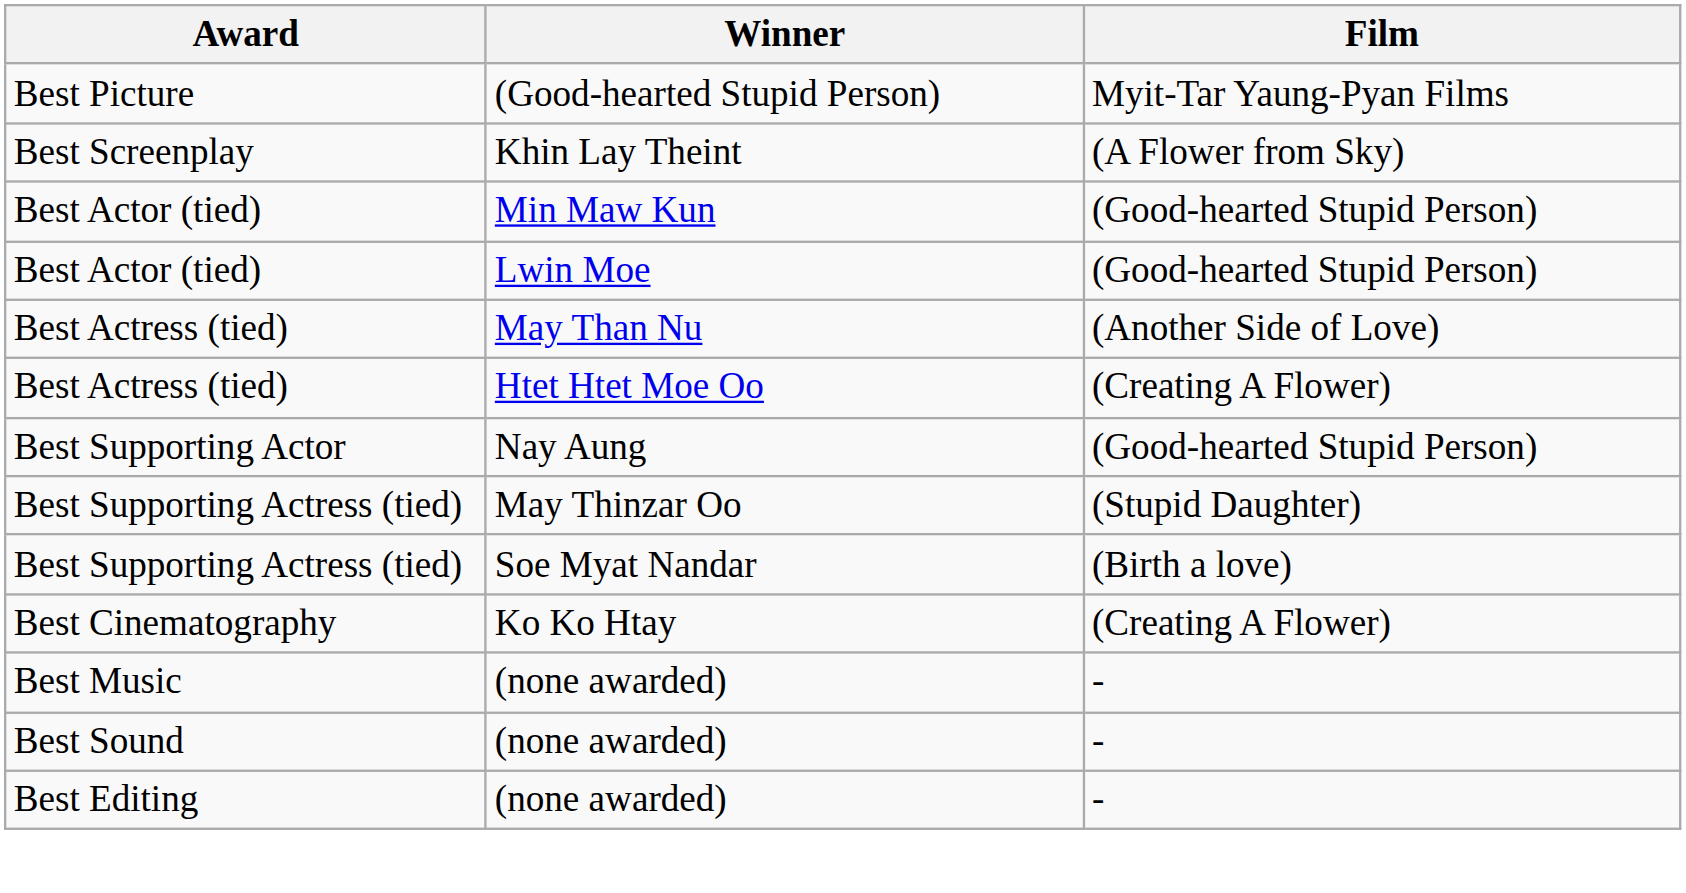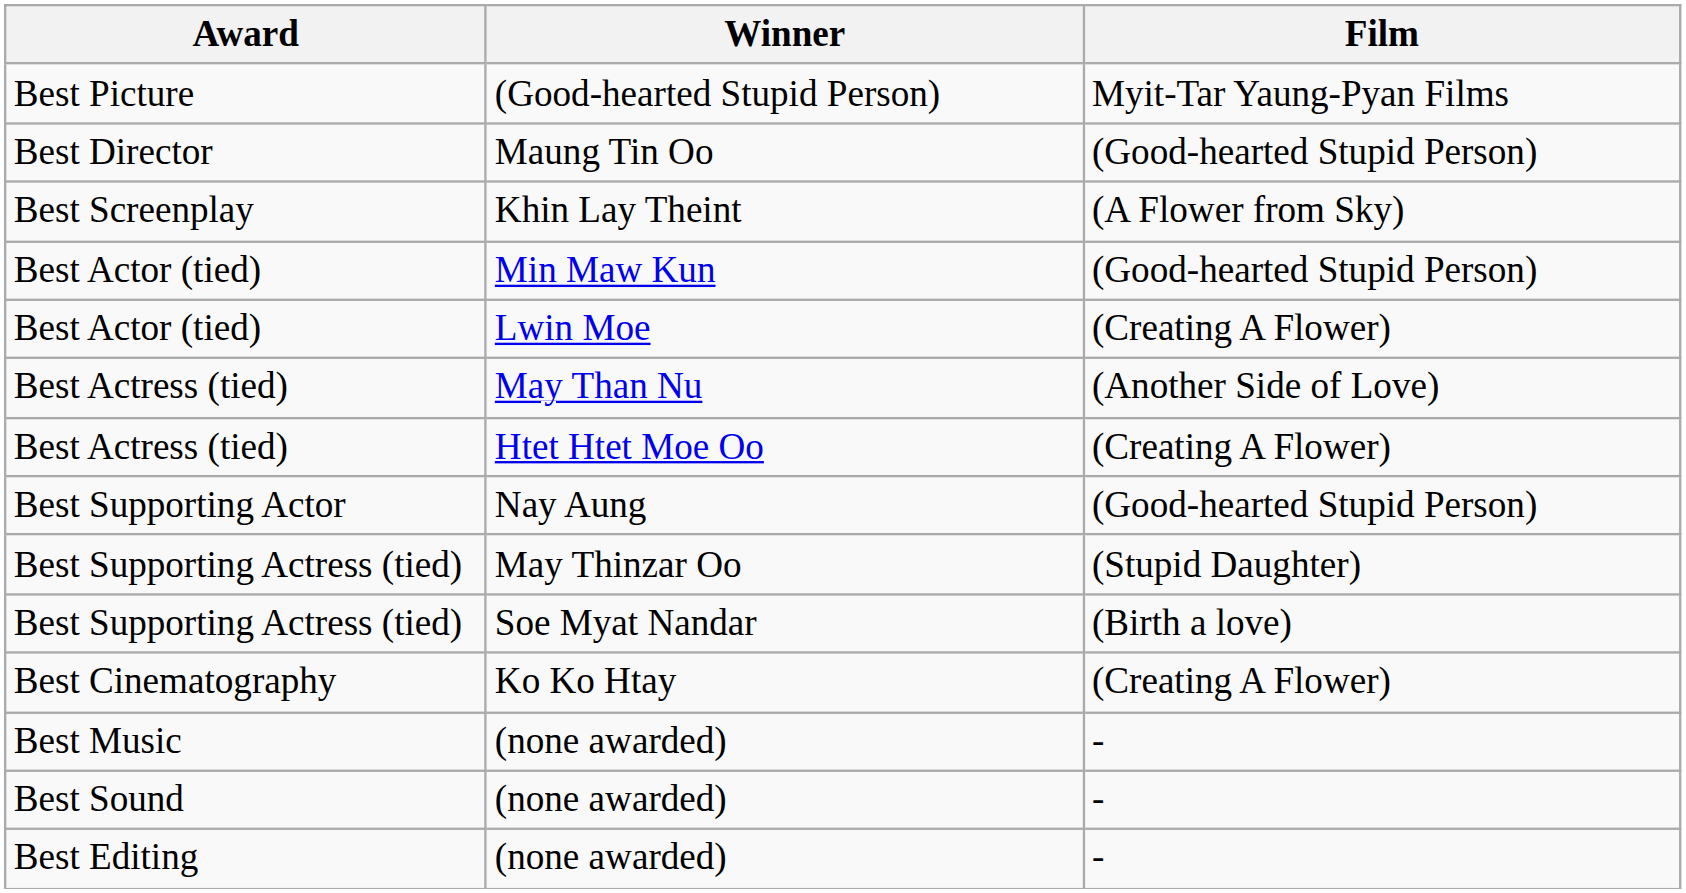+ row: (113, 151)
(1315, 269) (Good-hearted Stupid Person) -> (1241, 328) (Creating A Flower)
